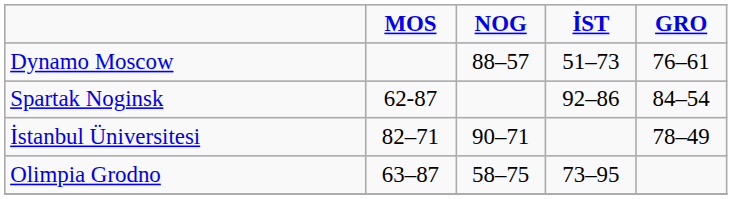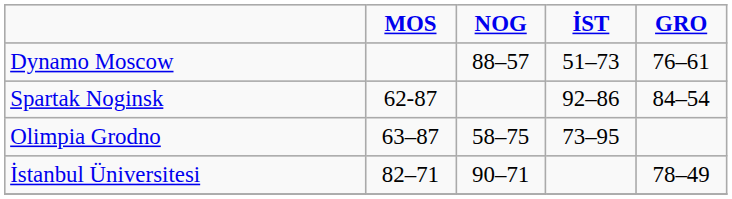rows swapped: (105, 137) <-> (85, 174)
